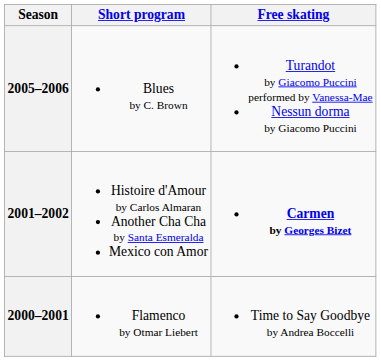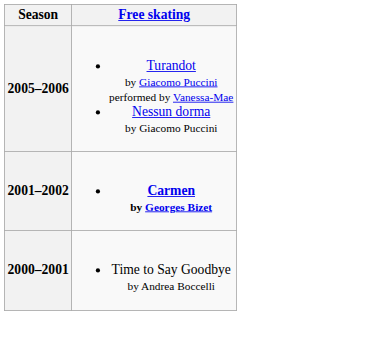- column: (142, 15)
